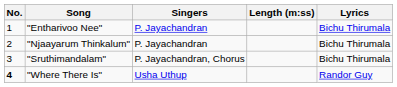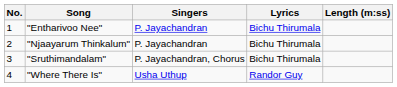columns swapped: (355, 12) <-> (282, 12)
(9, 75) bold -> (9, 75) normal
